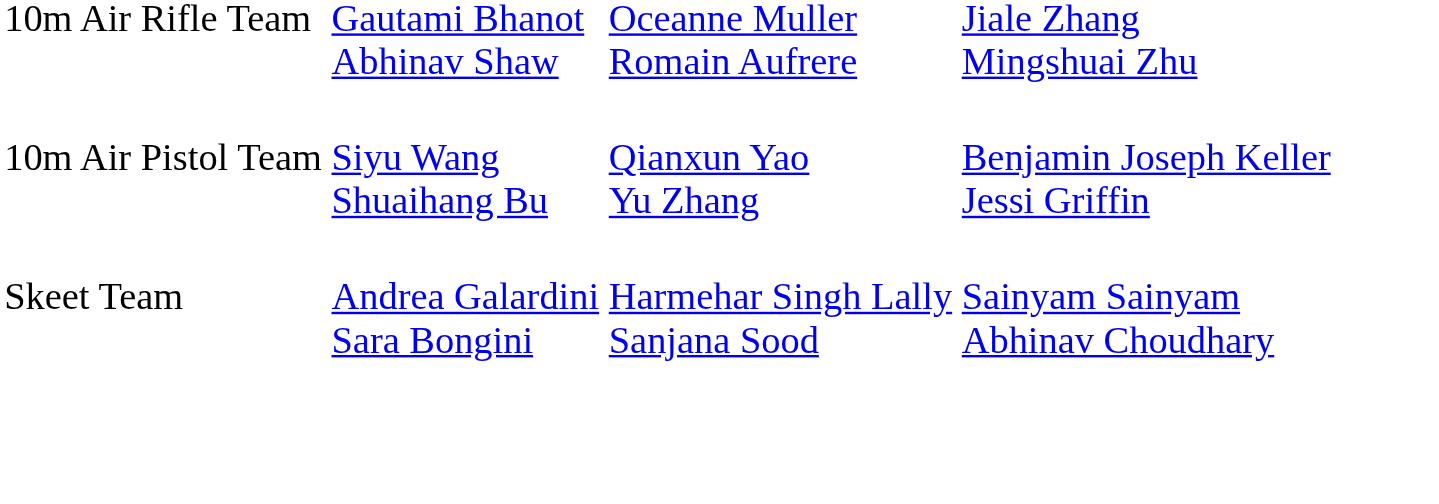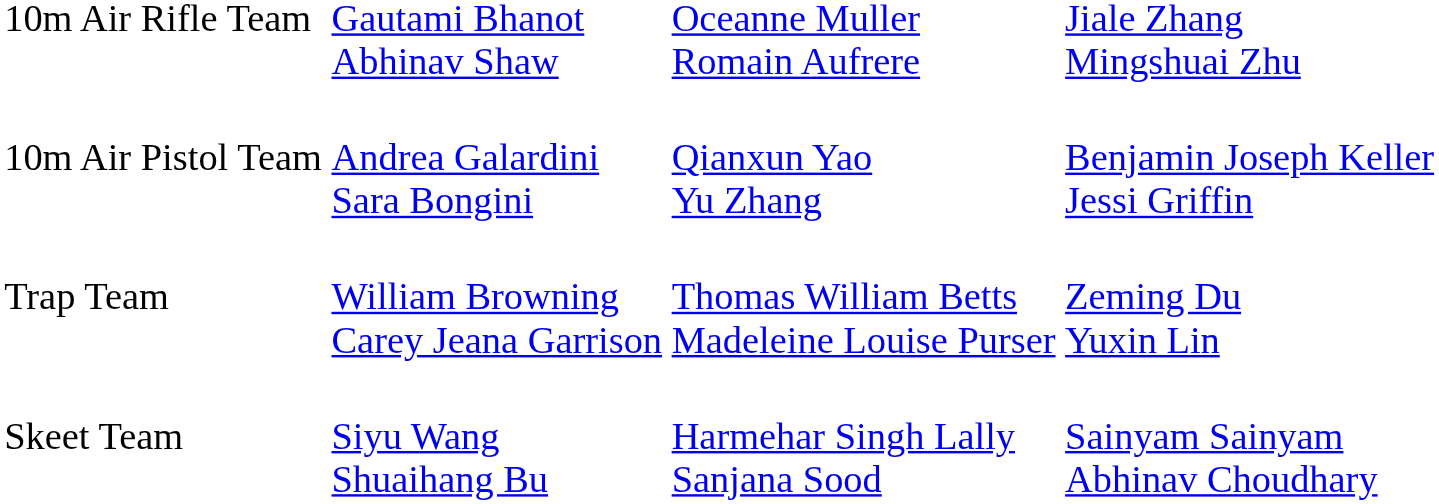(440, 179) Siyu Wang Shuaihang Bu -> (465, 179) Andrea Galardini Sara Bongini
+ row: (87, 296)
(465, 318) Andrea Galardini Sara Bongini -> (440, 457) Siyu Wang Shuaihang Bu
